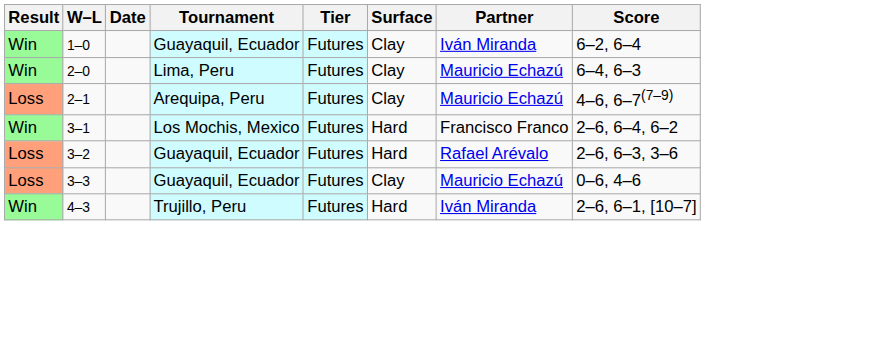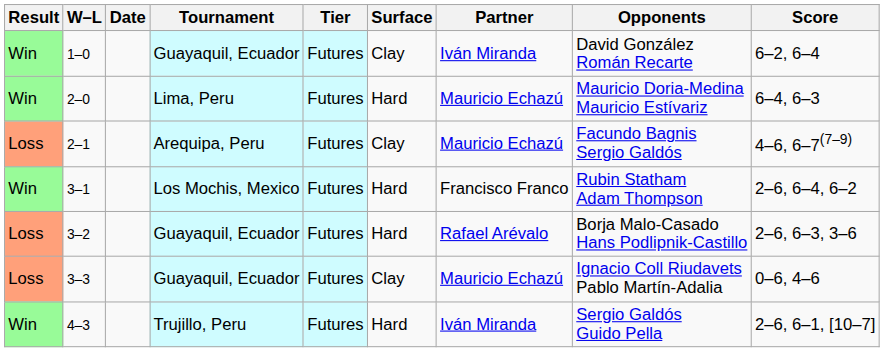+ column: (662, 17)
(388, 70) Clay -> (389, 98) Hard
